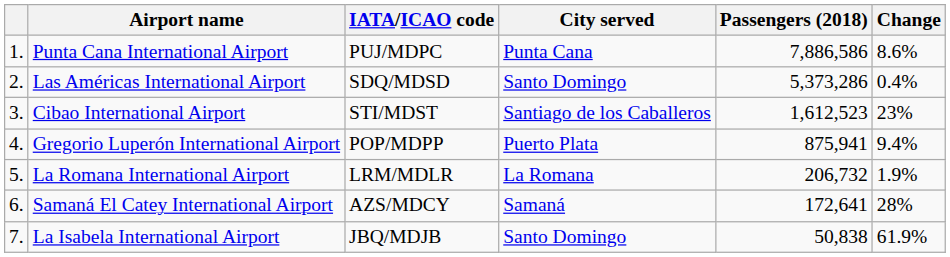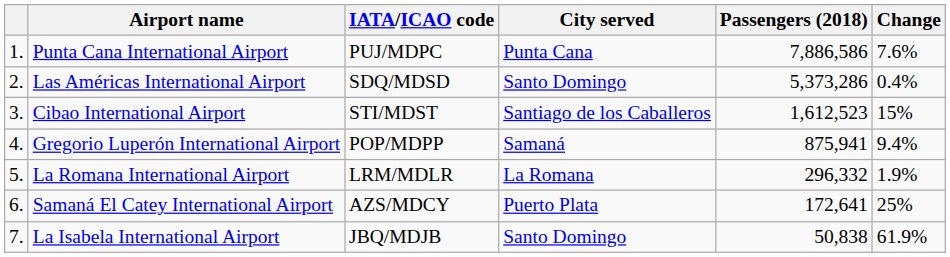(897, 50) 8.6% -> (897, 50) 7.6%
(895, 112) 23% -> (895, 112) 15%
(551, 143) Puerto Plata -> (534, 143) Samaná
(836, 174) 206,732 -> (836, 174) 296,332
(534, 205) Samaná -> (551, 205) Puerto Plata
(895, 205) 28% -> (895, 205) 25%
